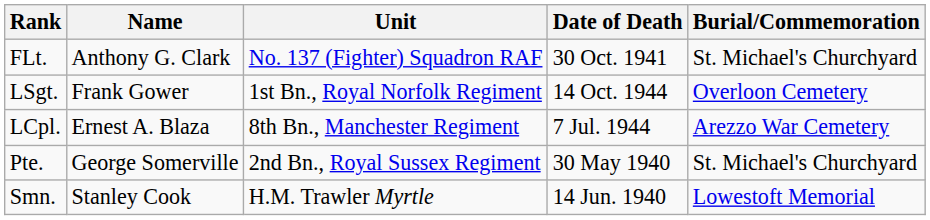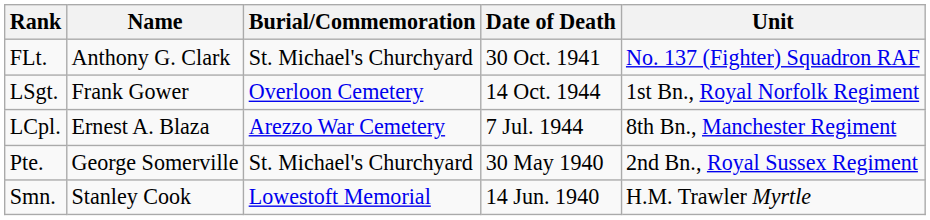columns swapped: (396, 22) <-> (806, 22)
